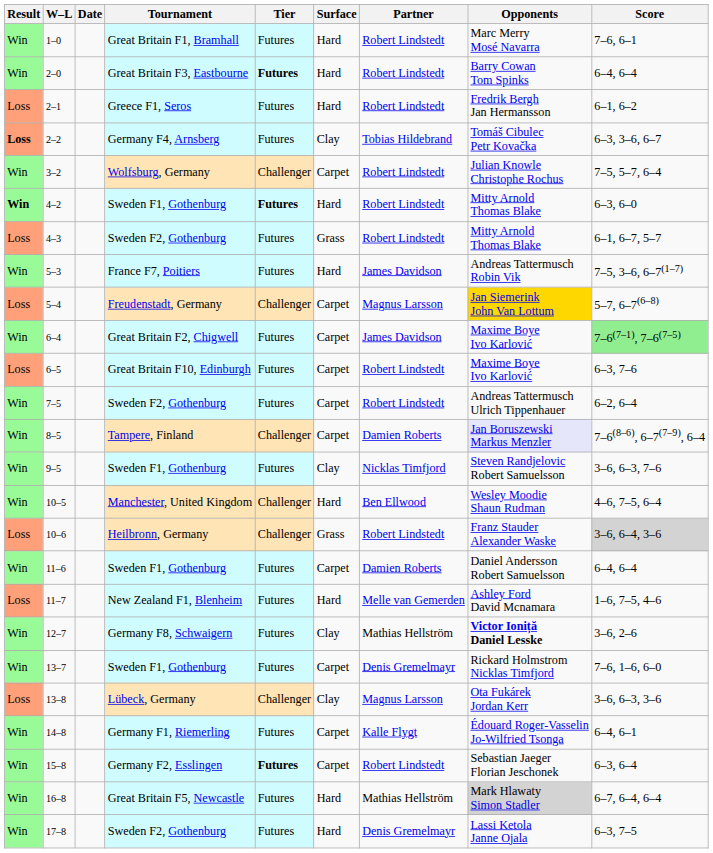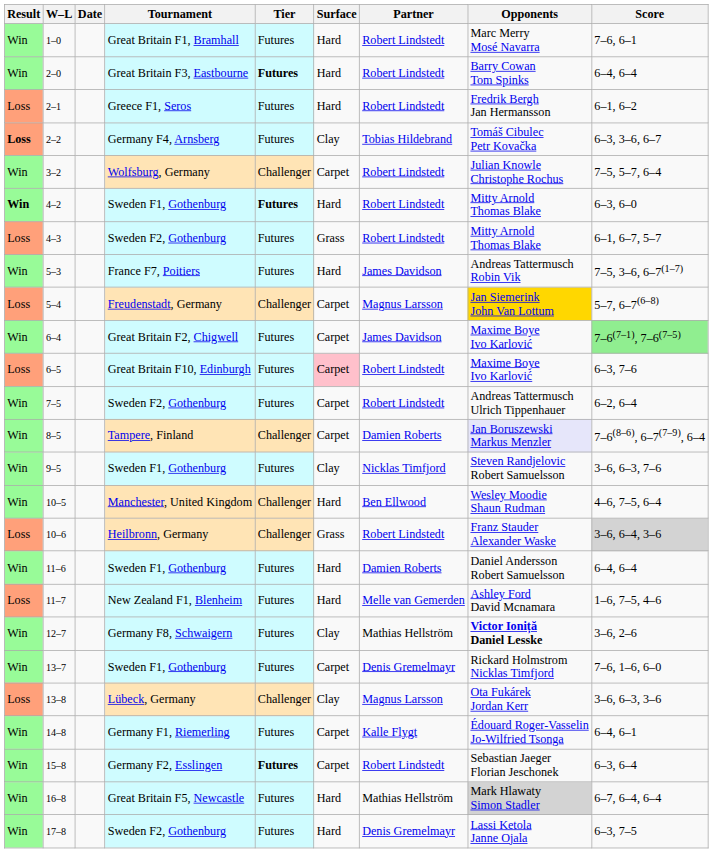(333, 369) no background -> (333, 369) pink background
(333, 567) Carpet -> (329, 567) Hard
